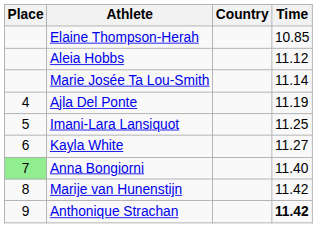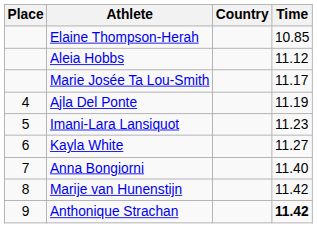(292, 80) 11.14 -> (292, 80) 11.17
(292, 124) 11.25 -> (292, 124) 11.23
(26, 168) lightgreen background -> (26, 168) no background
